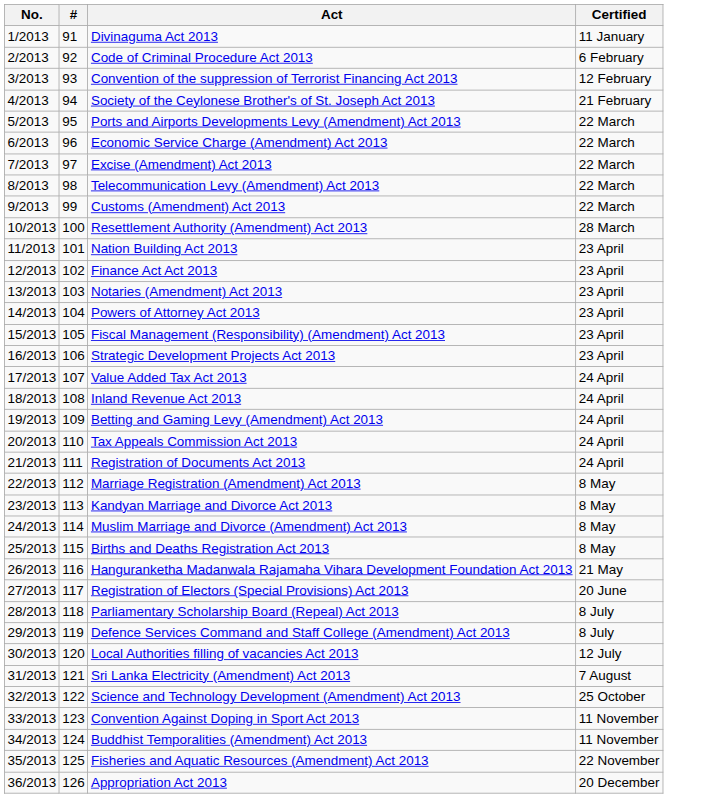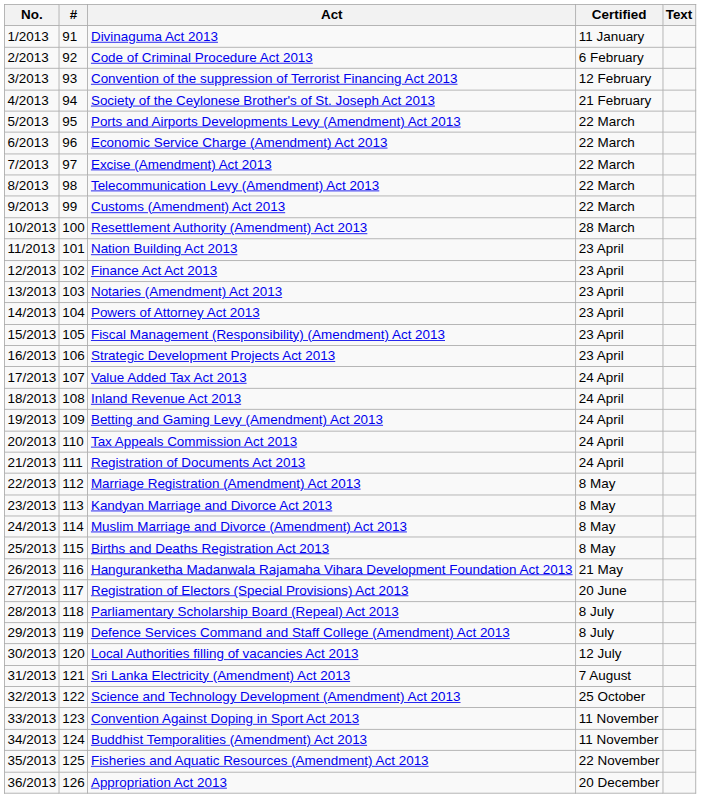+ column: (679, 15)
